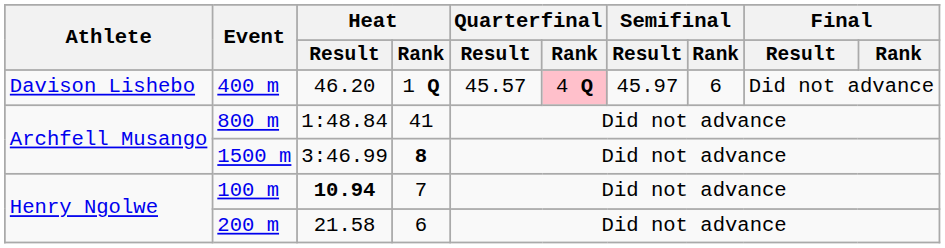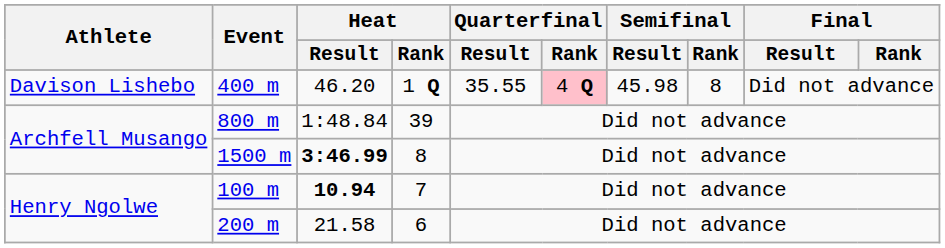(496, 87) 45.57 -> (496, 87) 35.55
(647, 87) 45.97 -> (647, 87) 45.98
(716, 87) 6 -> (716, 87) 8
(421, 122) 41 -> (421, 122) 39
(345, 156) normal -> (345, 156) bold
(421, 156) bold -> (421, 156) normal
